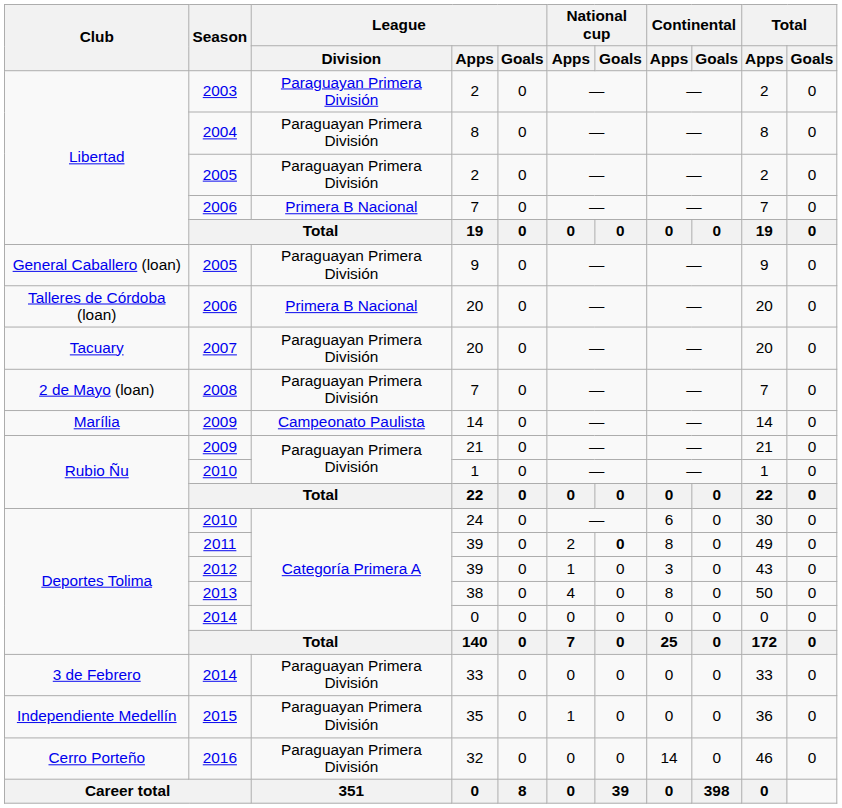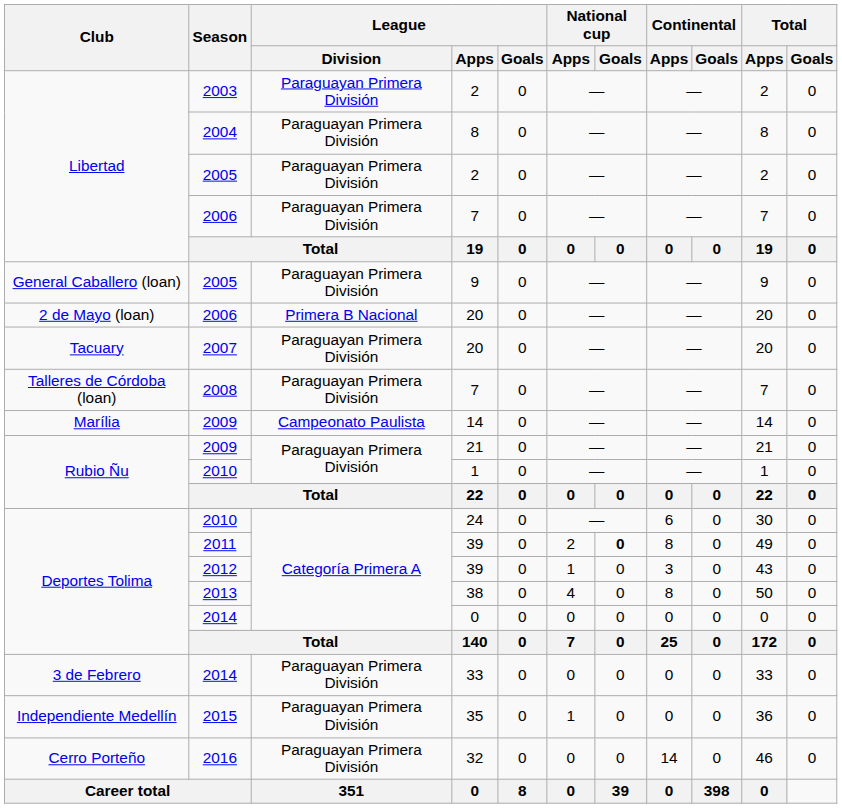(351, 207) Primera B Nacional -> (351, 216) Paraguayan Primera División
(97, 306) Talleres de Córdoba (loan) -> (97, 315) 2 de Mayo (loan)
(97, 389) 2 de Mayo (loan) -> (97, 389) Talleres de Córdoba (loan)
